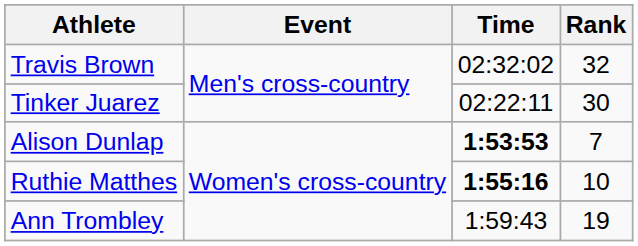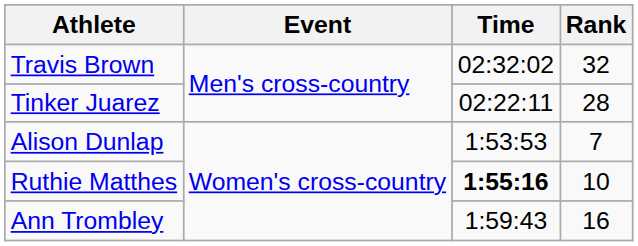(596, 103) 30 -> (596, 103) 28
(506, 142) bold -> (506, 142) normal
(596, 220) 19 -> (596, 220) 16
